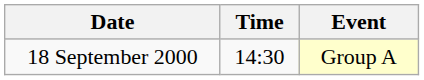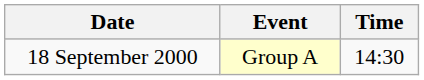columns swapped: (260, 21) <-> (359, 21)
